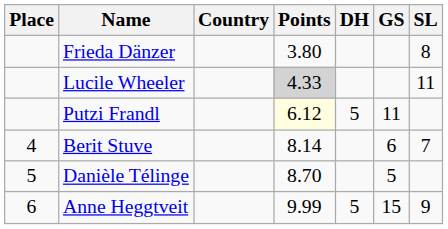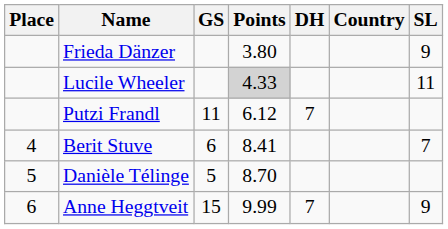columns swapped: (233, 20) <-> (391, 20)
(426, 51) 8 -> (426, 51) 9
(304, 113) lightyellow background -> (260, 113) no background
(354, 113) 5 -> (310, 113) 7
(304, 144) 8.14 -> (260, 144) 8.41
(354, 207) 5 -> (310, 207) 7
